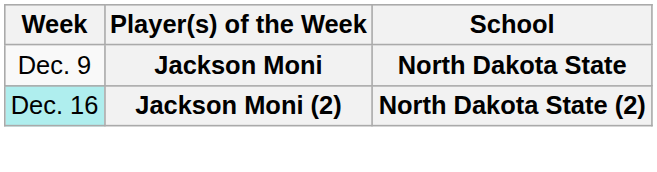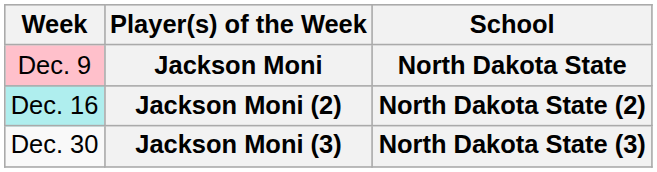(54, 65) no background -> (54, 65) pink background
+ row: (238, 145)
